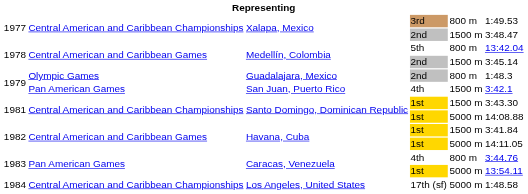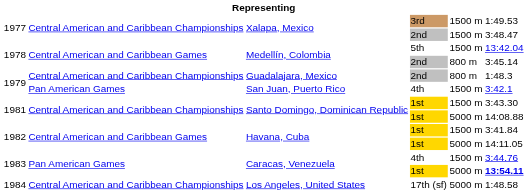(463, 21) 800 m -> (466, 21) 1500 m
(463, 48) 800 m -> (466, 48) 1500 m
(466, 62) 1500 m -> (463, 62) 800 m
(64, 75) Olympic Games -> (136, 75) Central American and Caribbean Championships
(463, 157) 800 m -> (466, 157) 1500 m
(504, 171) normal -> (504, 171) bold
